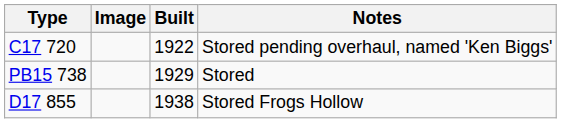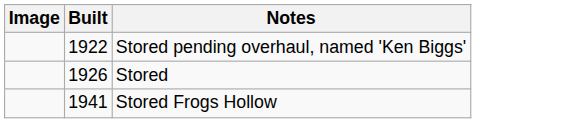- column: (48, 18)
(174, 74) 1929 -> (88, 74) 1926
(174, 103) 1938 -> (88, 103) 1941
